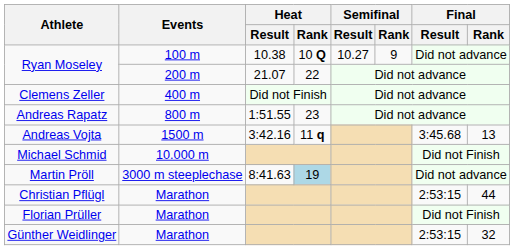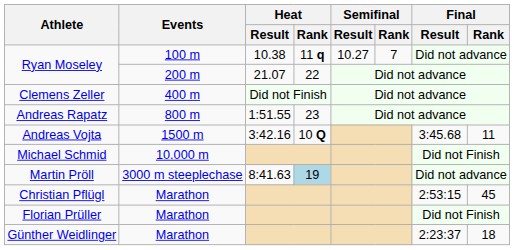(312, 55) 10 Q -> (312, 55) 11 q
(394, 55) 9 -> (394, 55) 7
(312, 135) 11 q -> (312, 135) 10 Q
(489, 135) 13 -> (489, 135) 11
(489, 195) 44 -> (489, 195) 45
(440, 235) 2:53:15 -> (440, 235) 2:23:37
(489, 235) 32 -> (489, 235) 18
